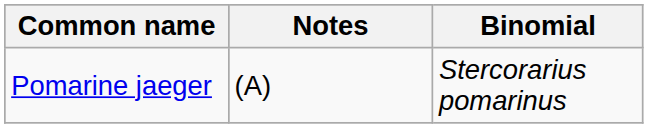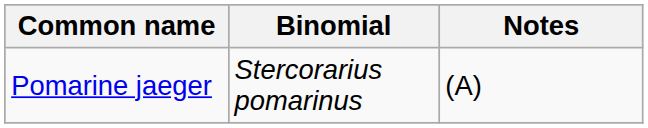columns swapped: (538, 26) <-> (330, 26)
